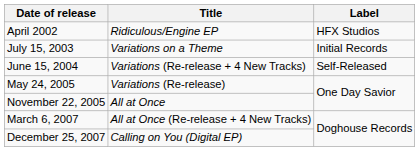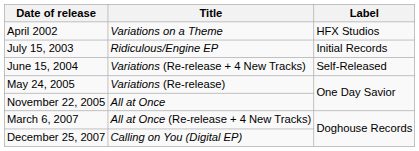(164, 31) Ridiculous/Engine EP -> (167, 31) Variations on a Theme
(167, 48) Variations on a Theme -> (164, 48) Ridiculous/Engine EP
